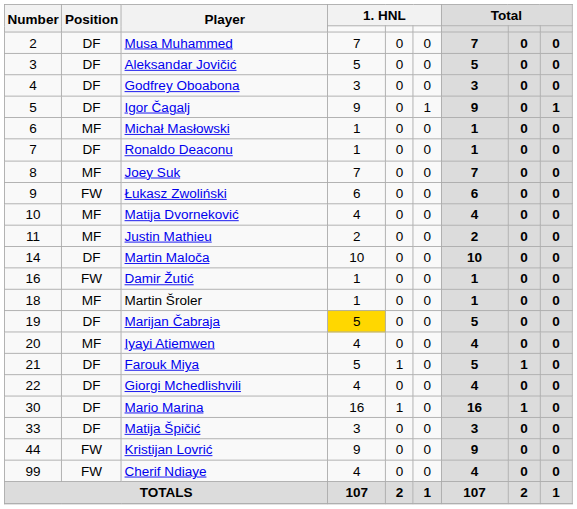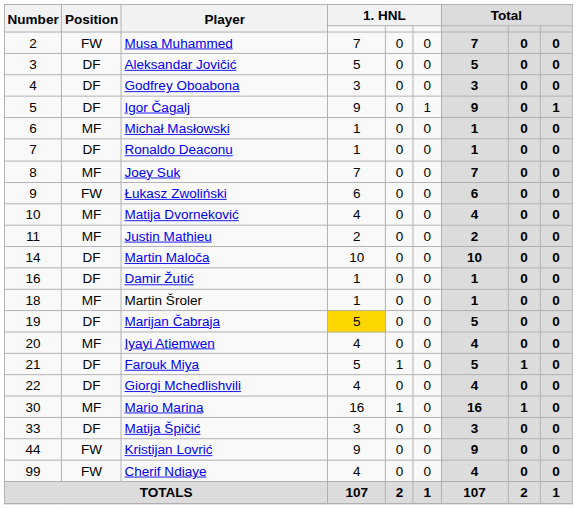(92, 43) DF -> (92, 43) FW
(92, 279) FW -> (92, 279) DF
(92, 407) DF -> (92, 407) MF
